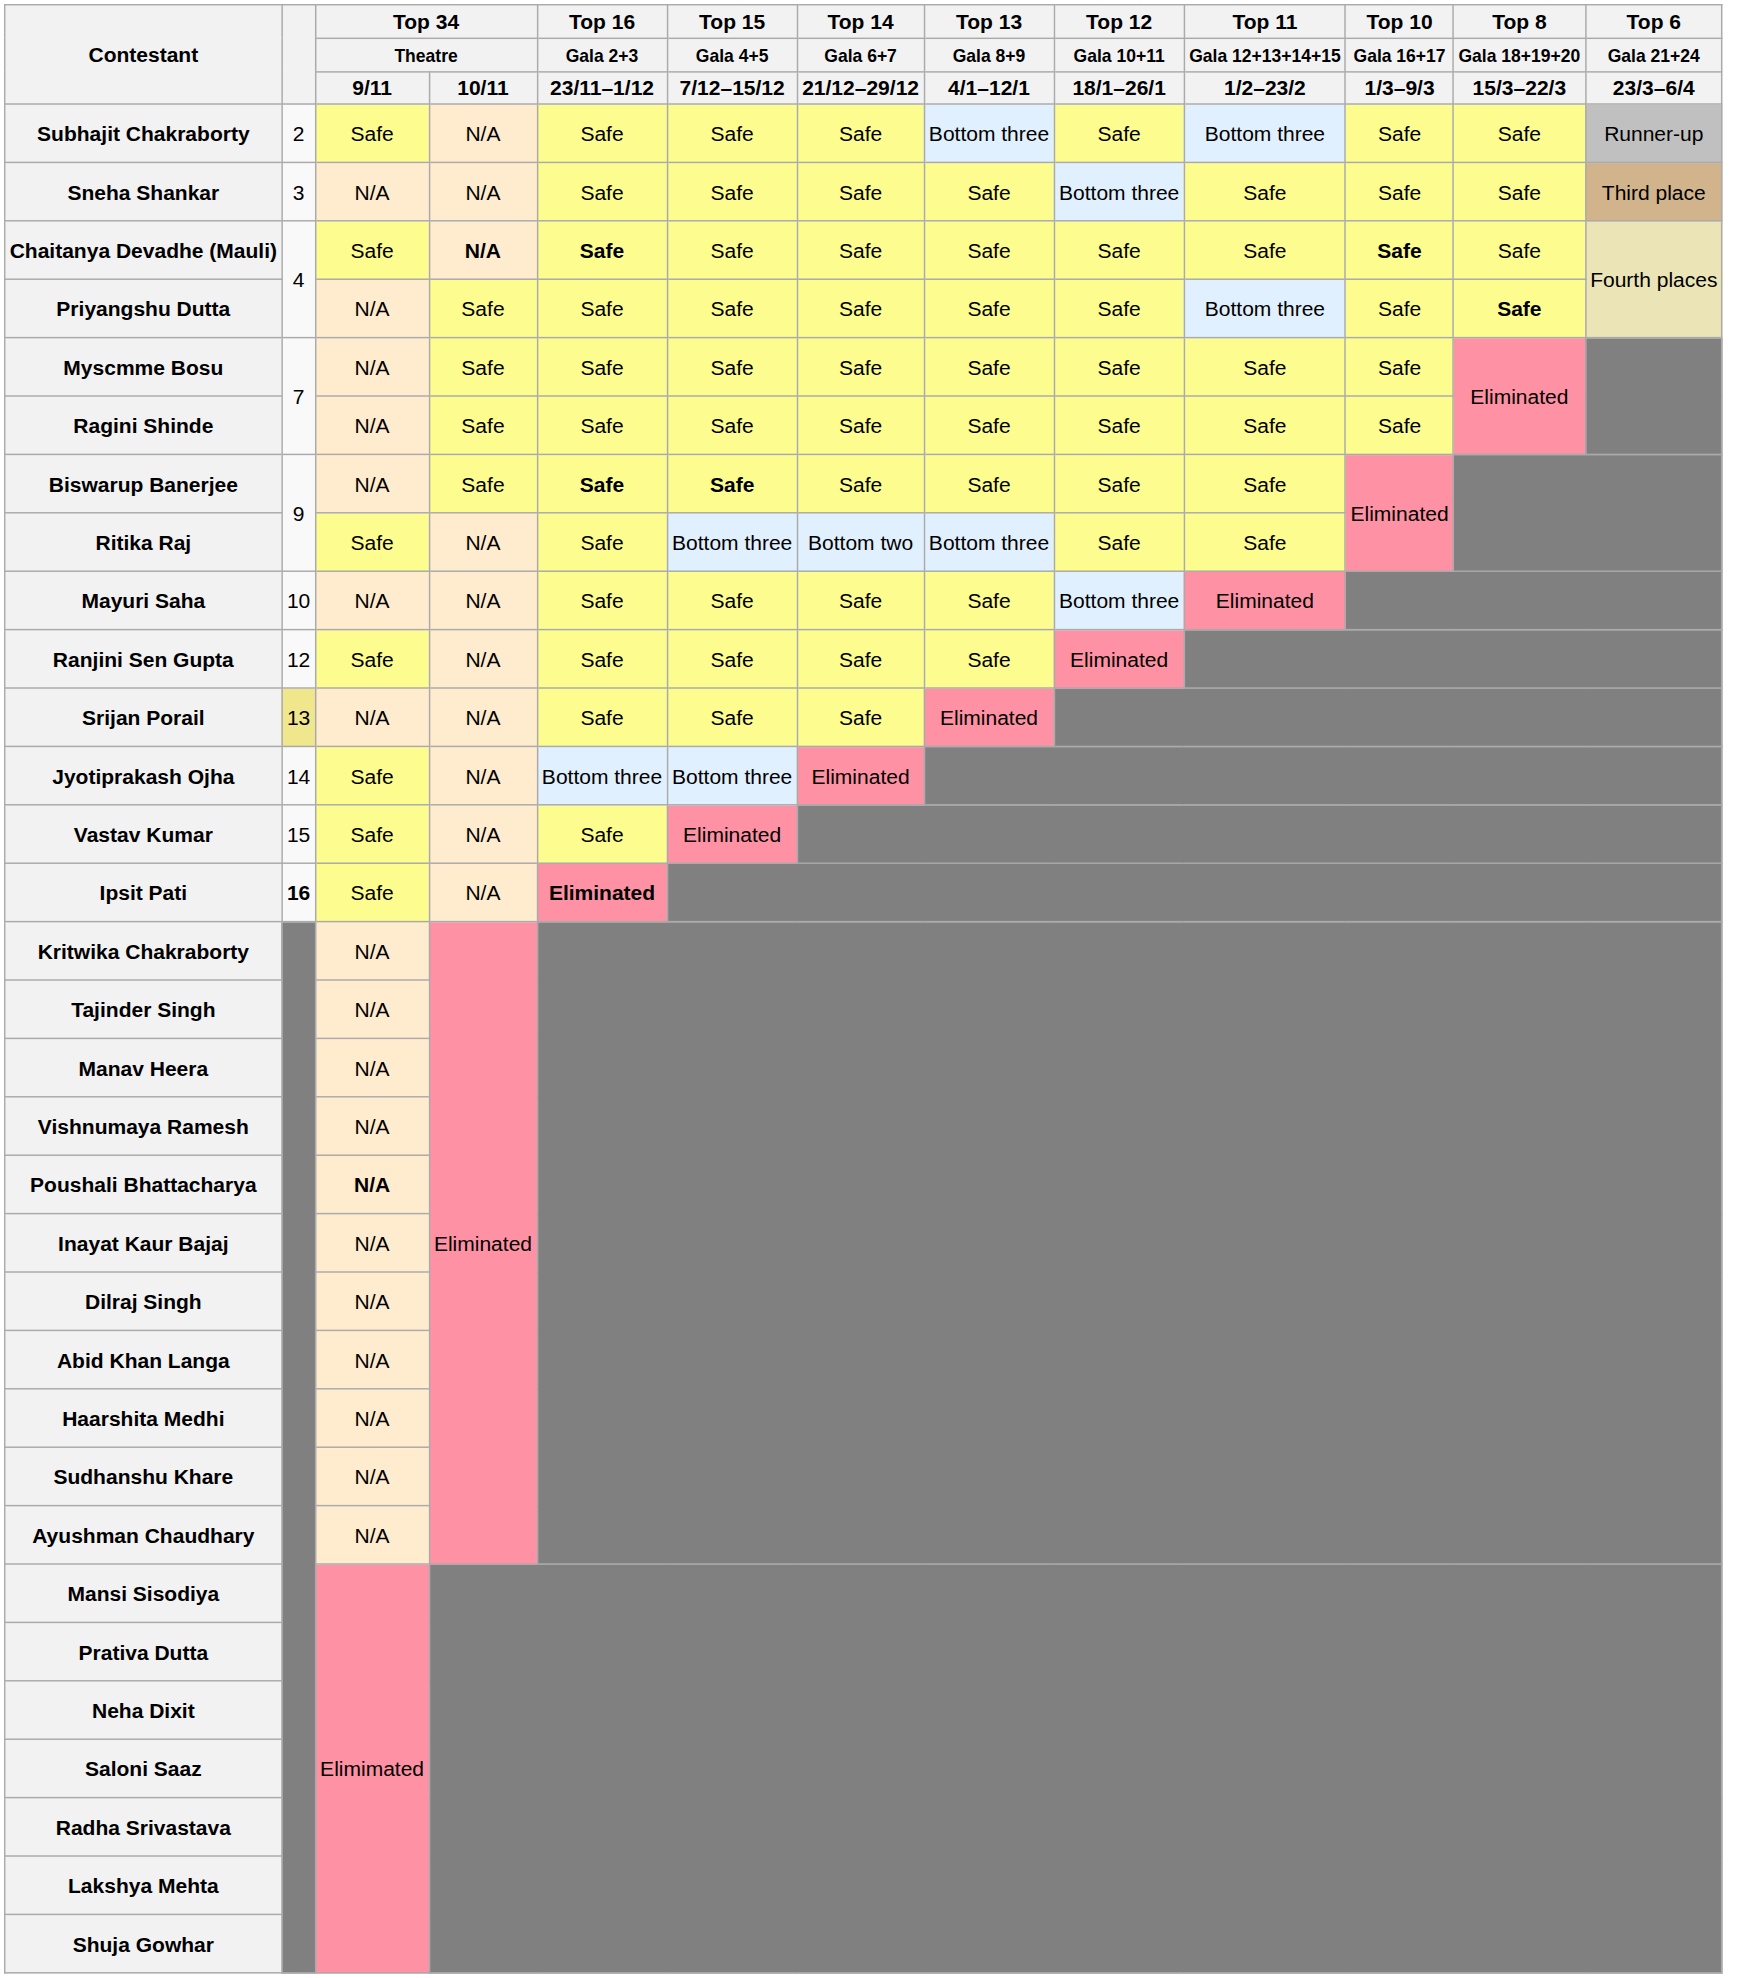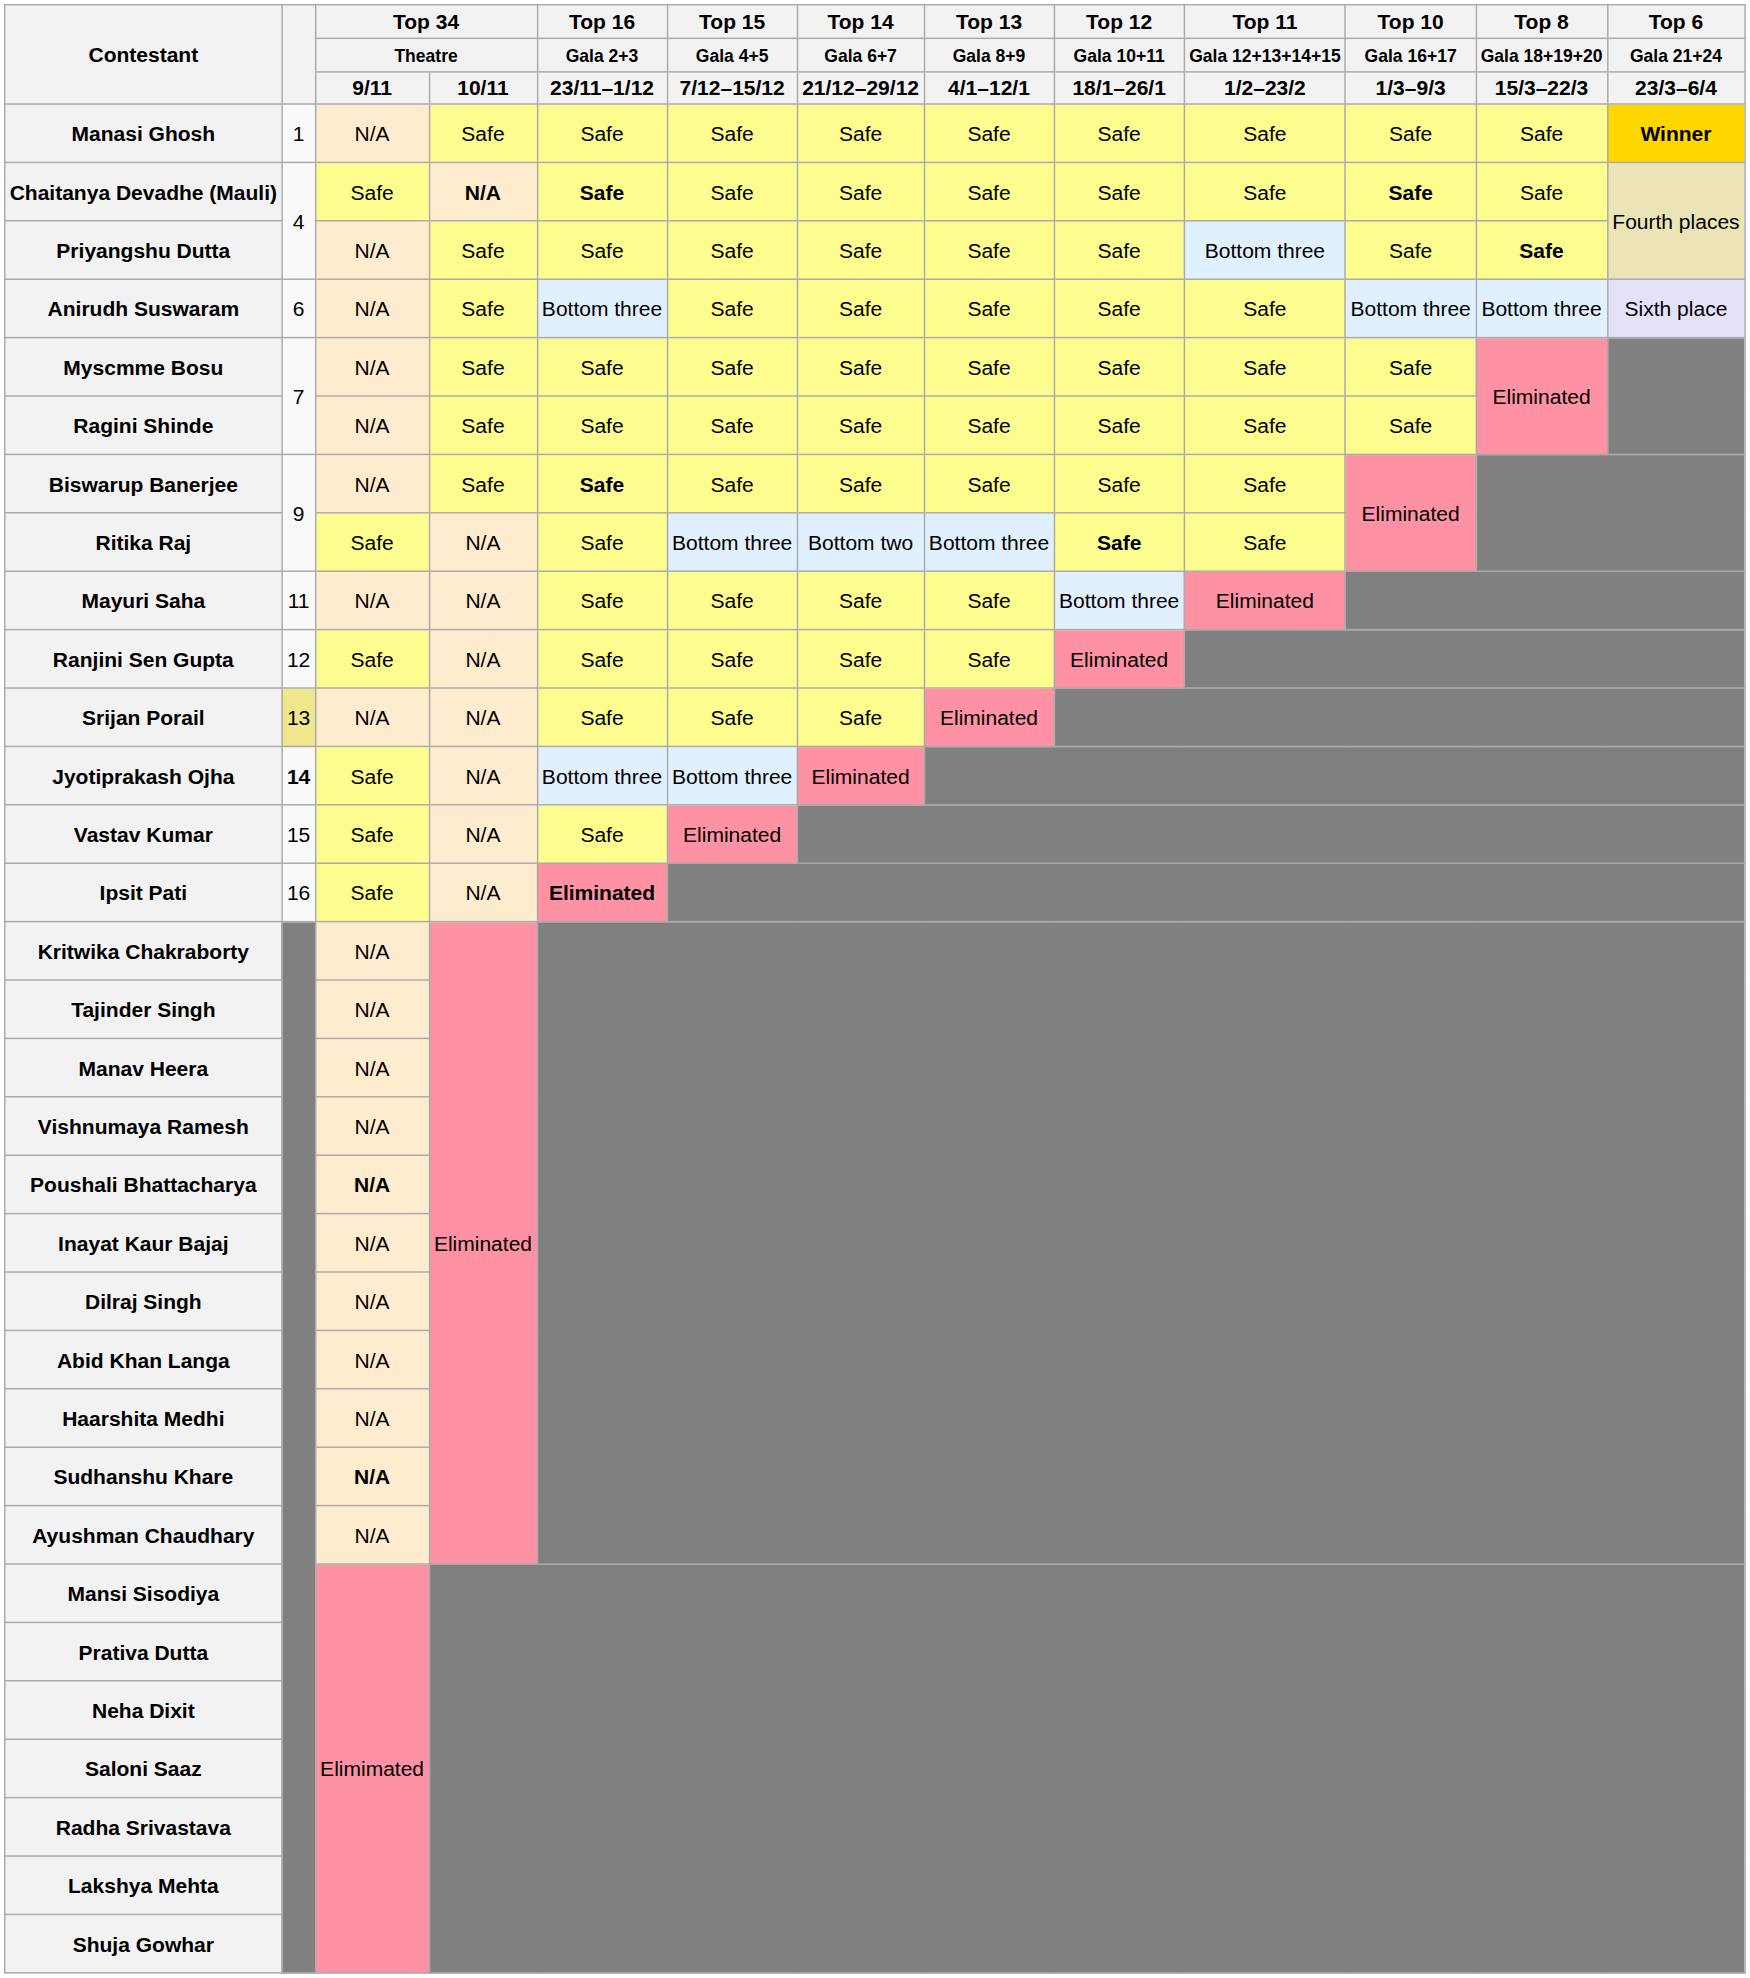+ row: (143, 134)
- row: (143, 134)
- row: (143, 192)
+ row: (143, 309)
(732, 484) bold -> (732, 484) normal
(1119, 543) normal -> (1119, 543) bold
(299, 601) 10 -> (299, 601) 11
(299, 776) normal -> (299, 776) bold
(299, 893) bold -> (299, 893) normal
(372, 1477) normal -> (372, 1477) bold
